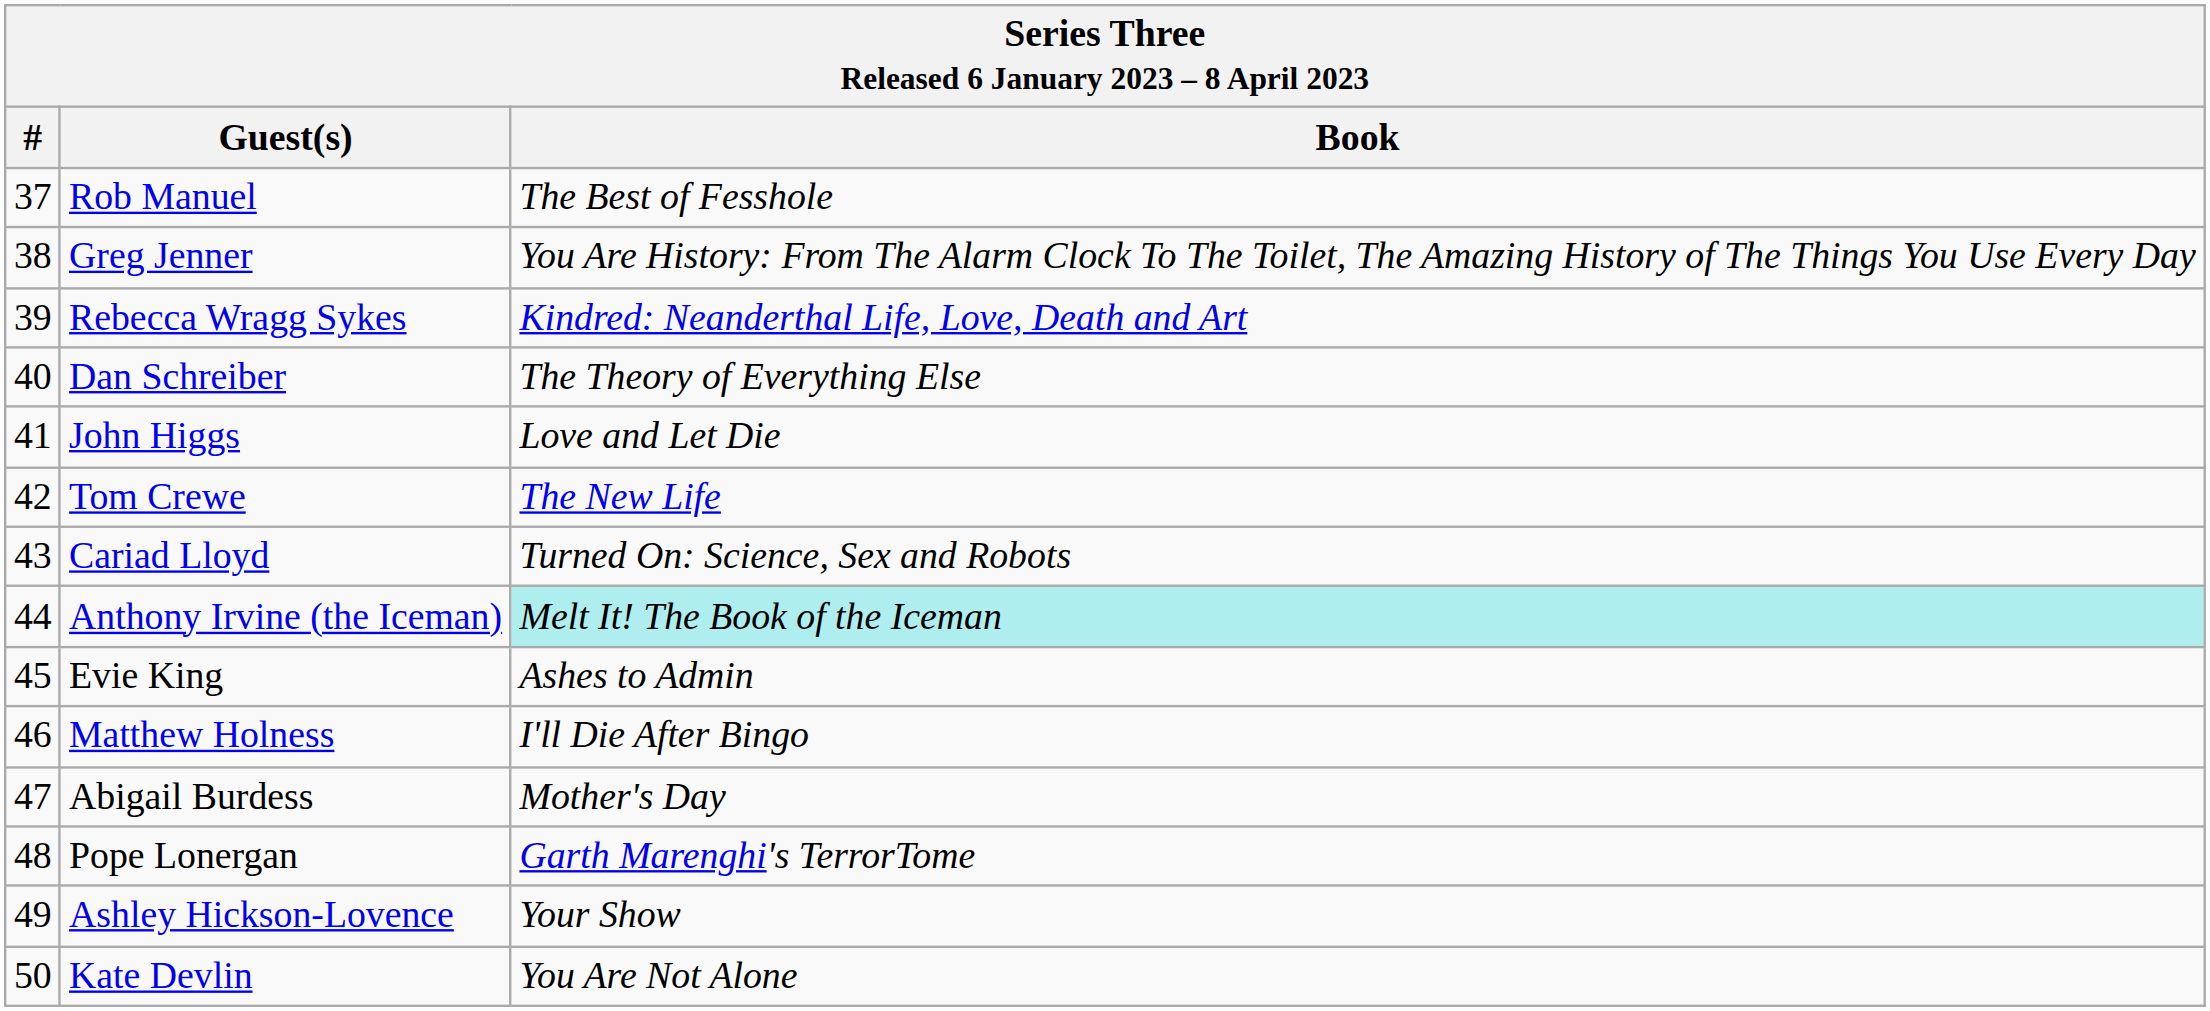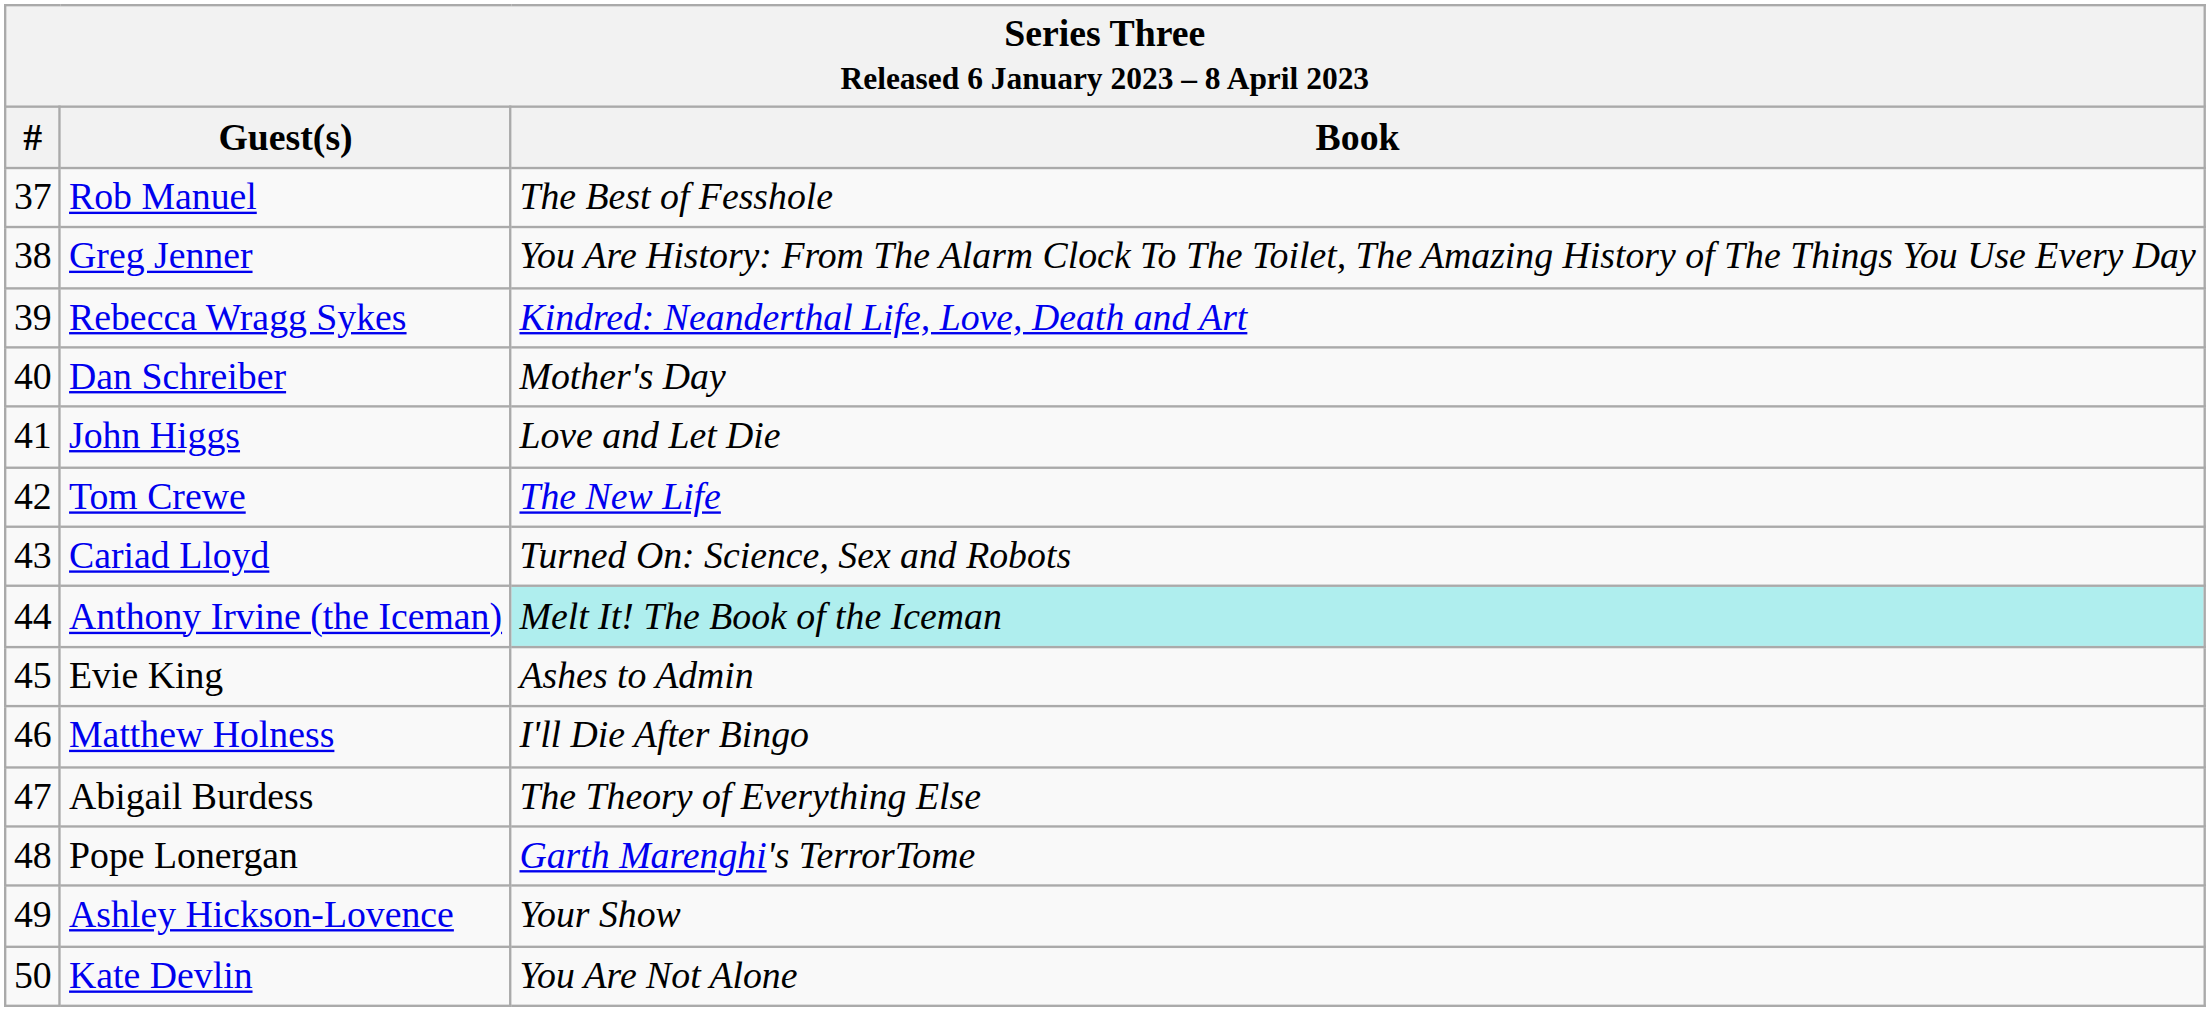(750, 376) The Theory of Everything Else -> (623, 376) Mother's Day
(623, 795) Mother's Day -> (750, 795) The Theory of Everything Else
